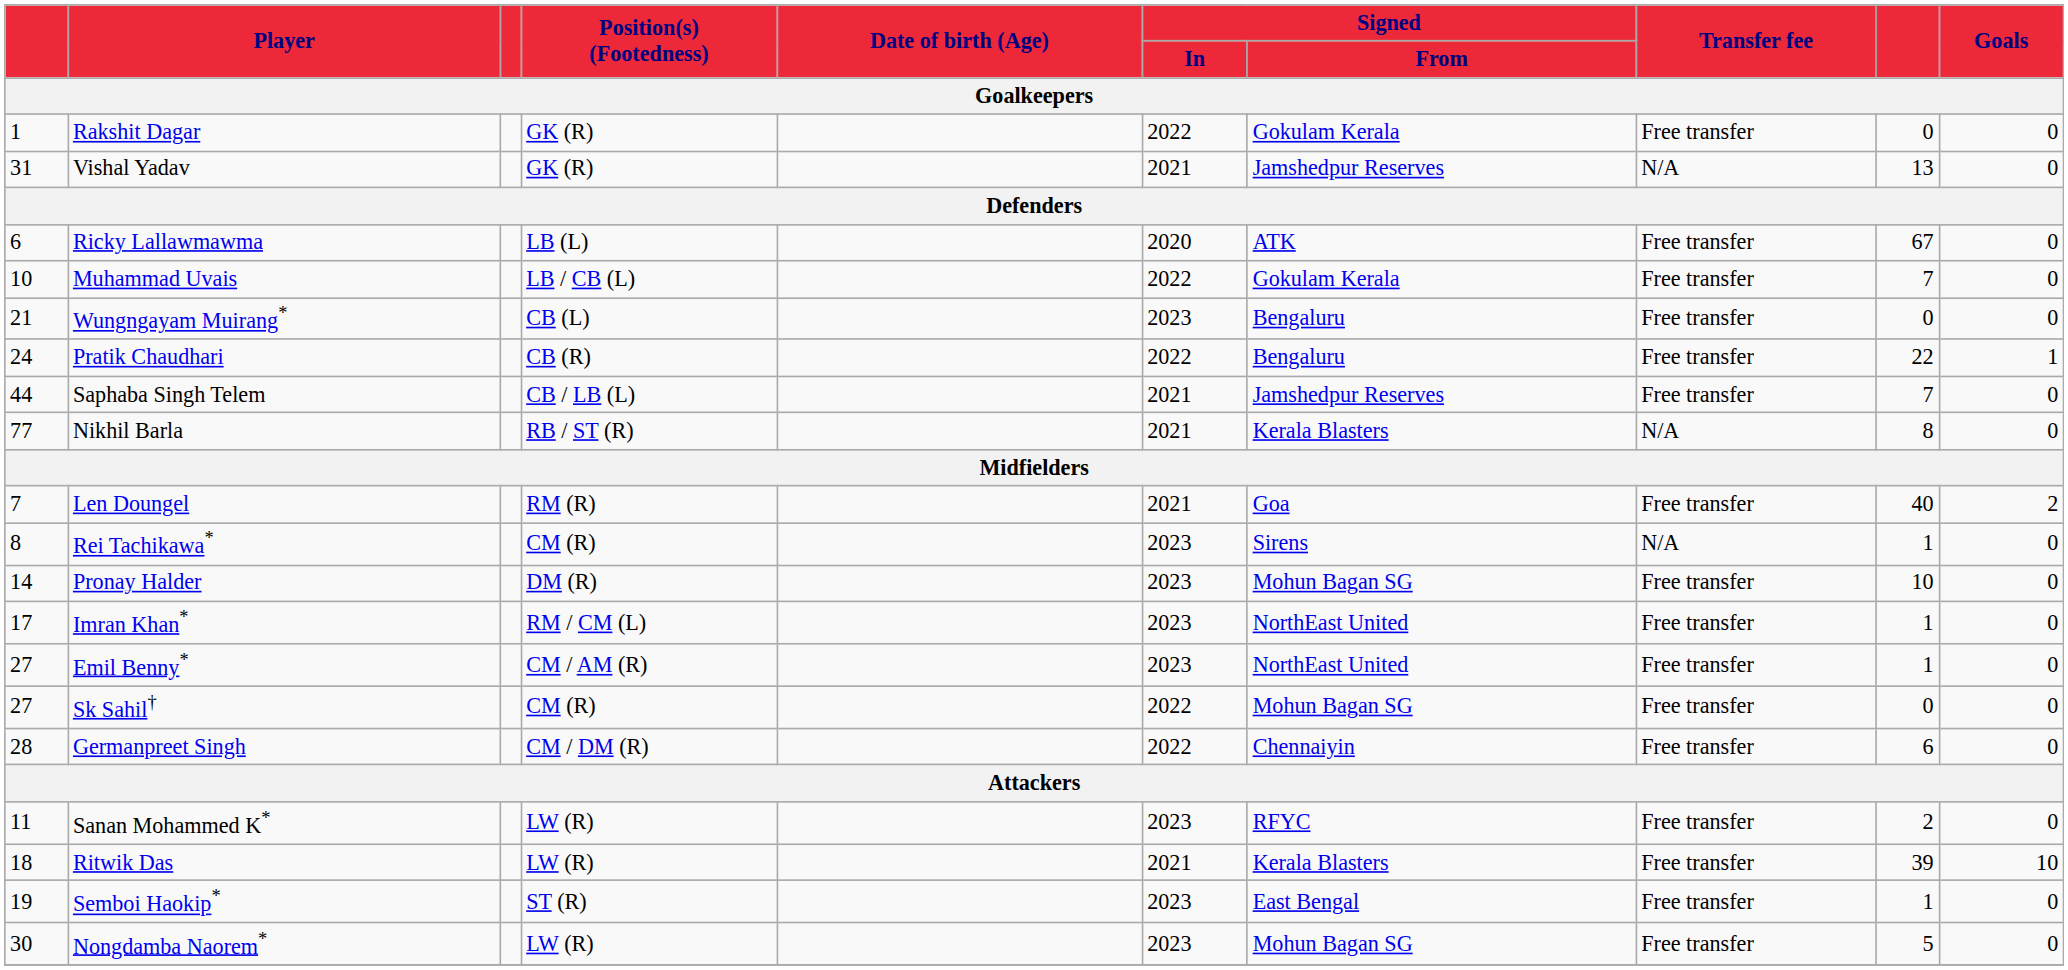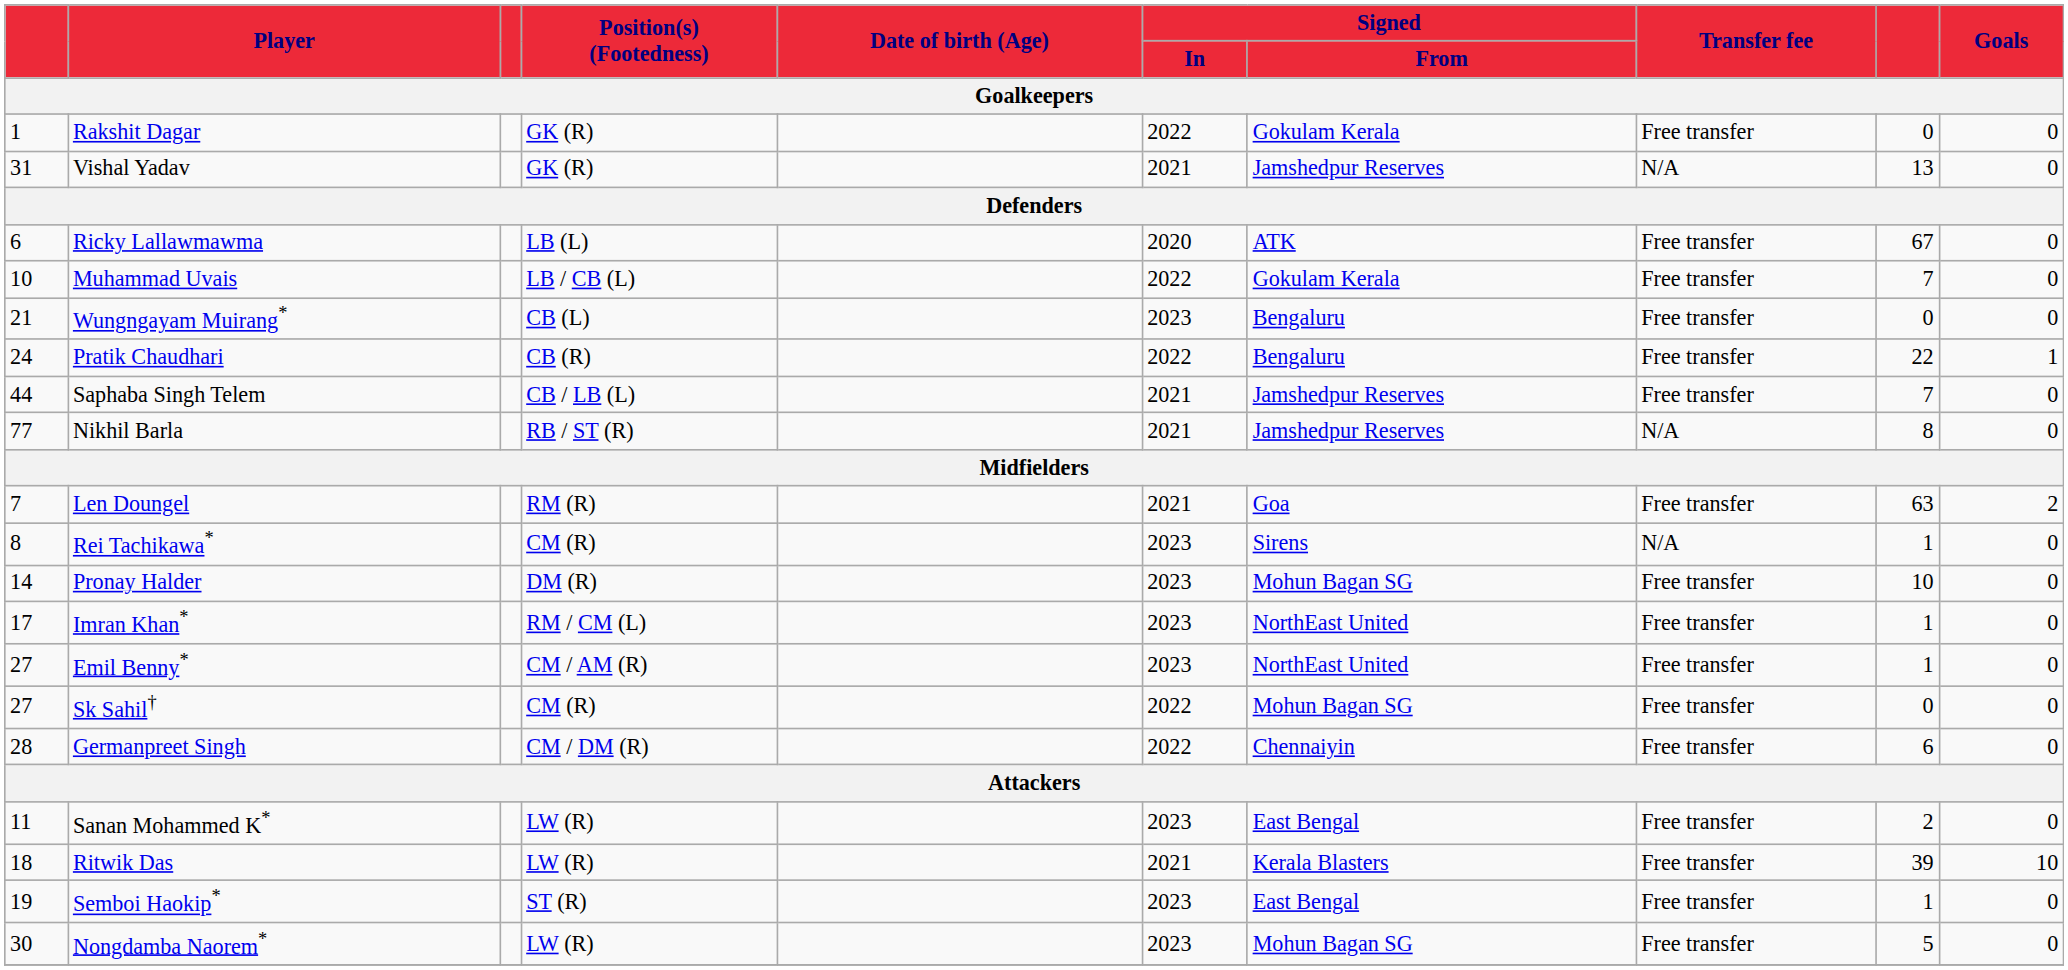(1321, 430) Kerala Blasters -> (1348, 430) Jamshedpur Reserves
(1923, 503) 40 -> (1923, 503) 63
(1282, 822) RFYC -> (1306, 822) East Bengal
